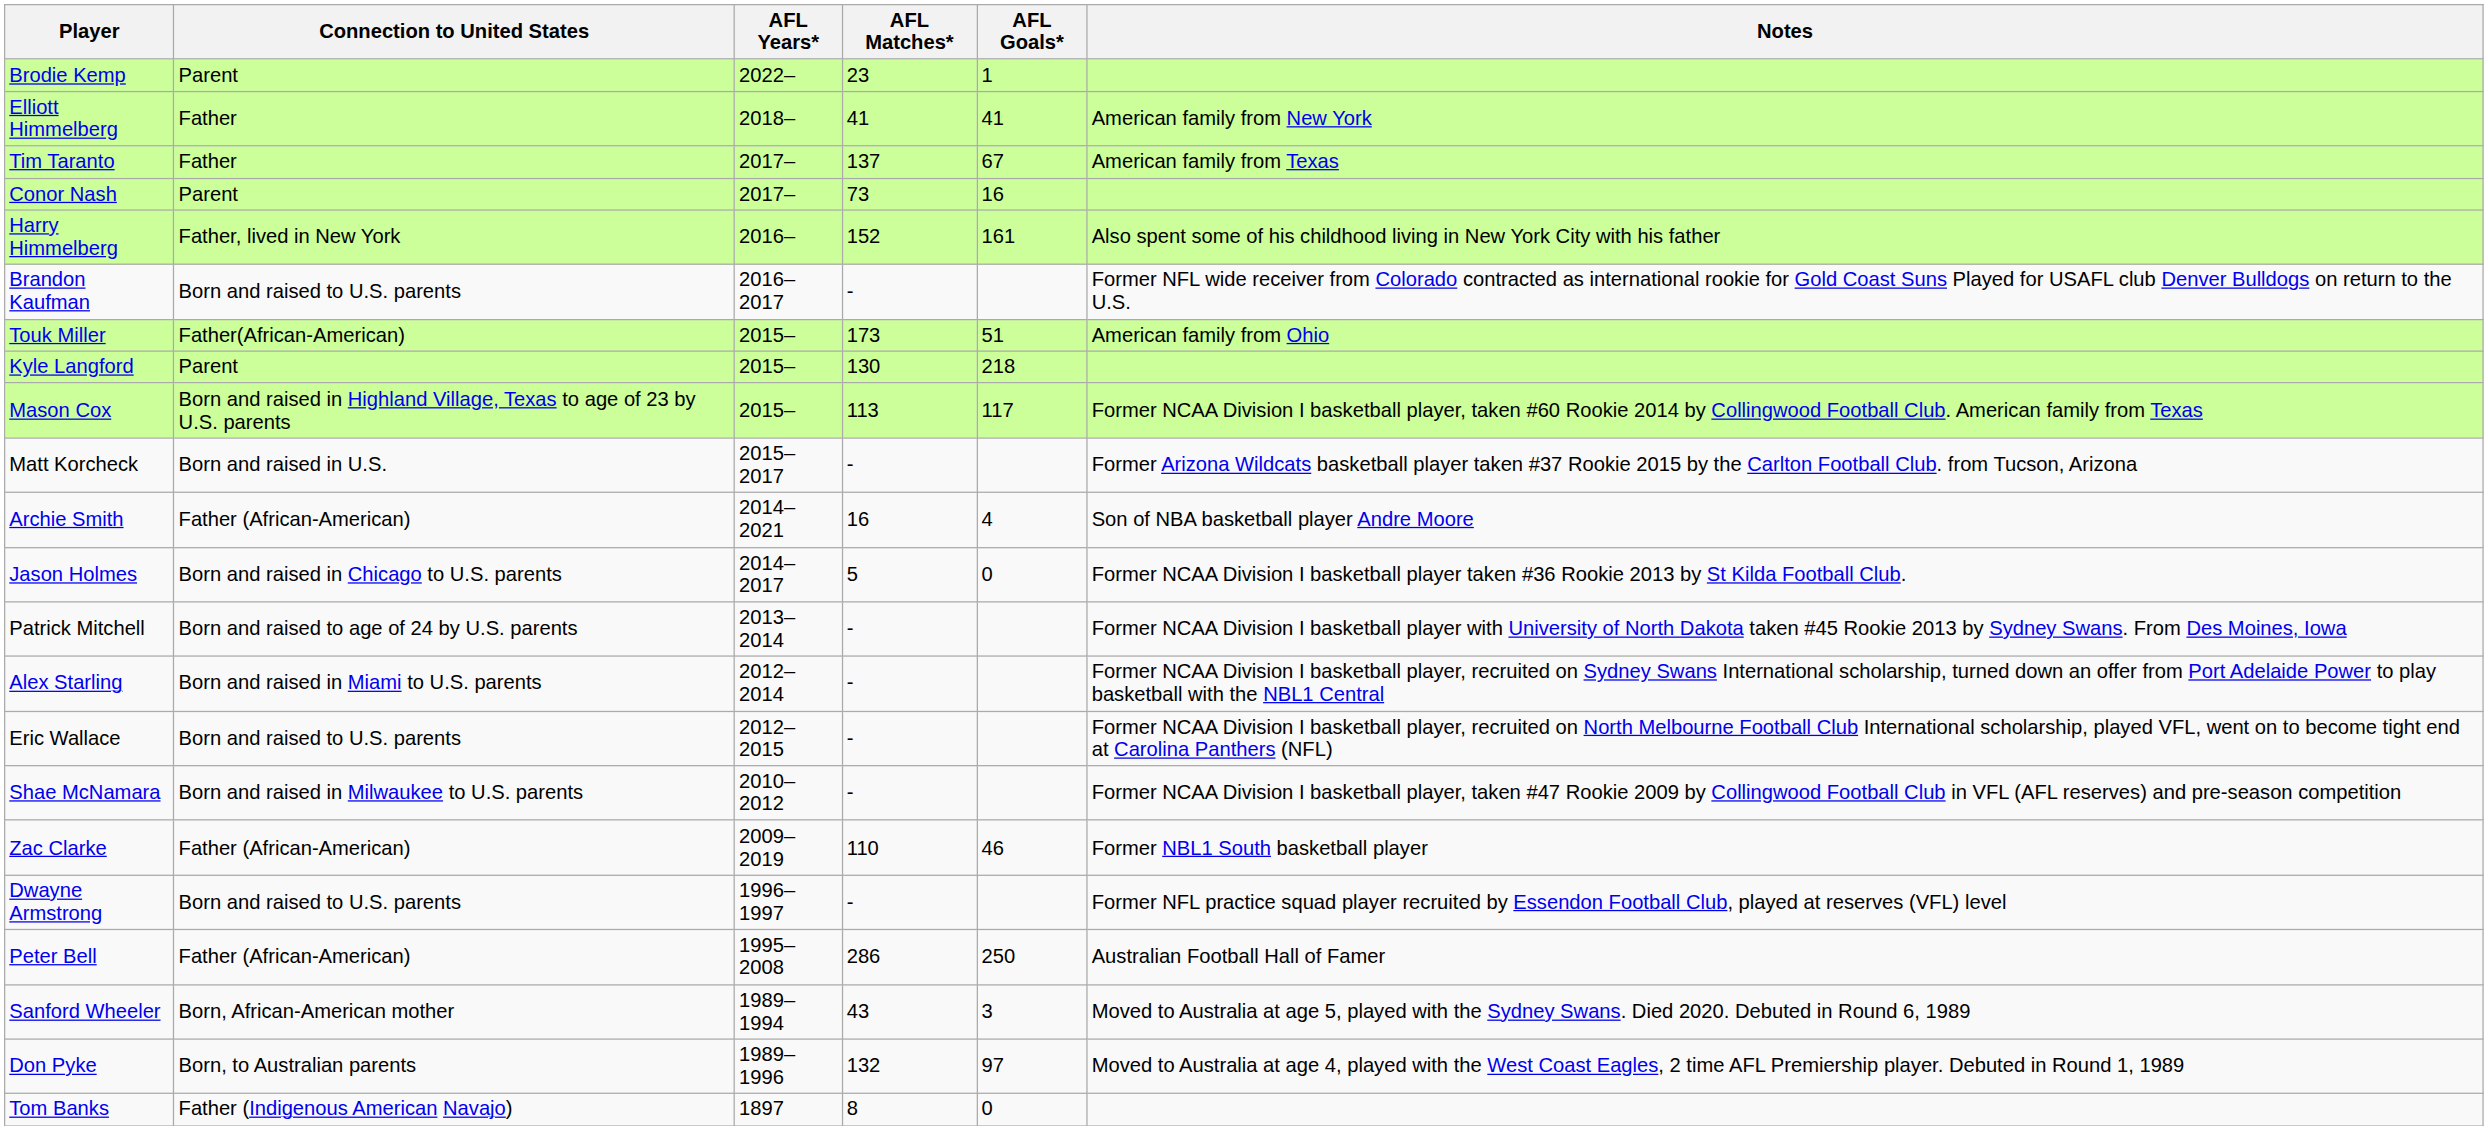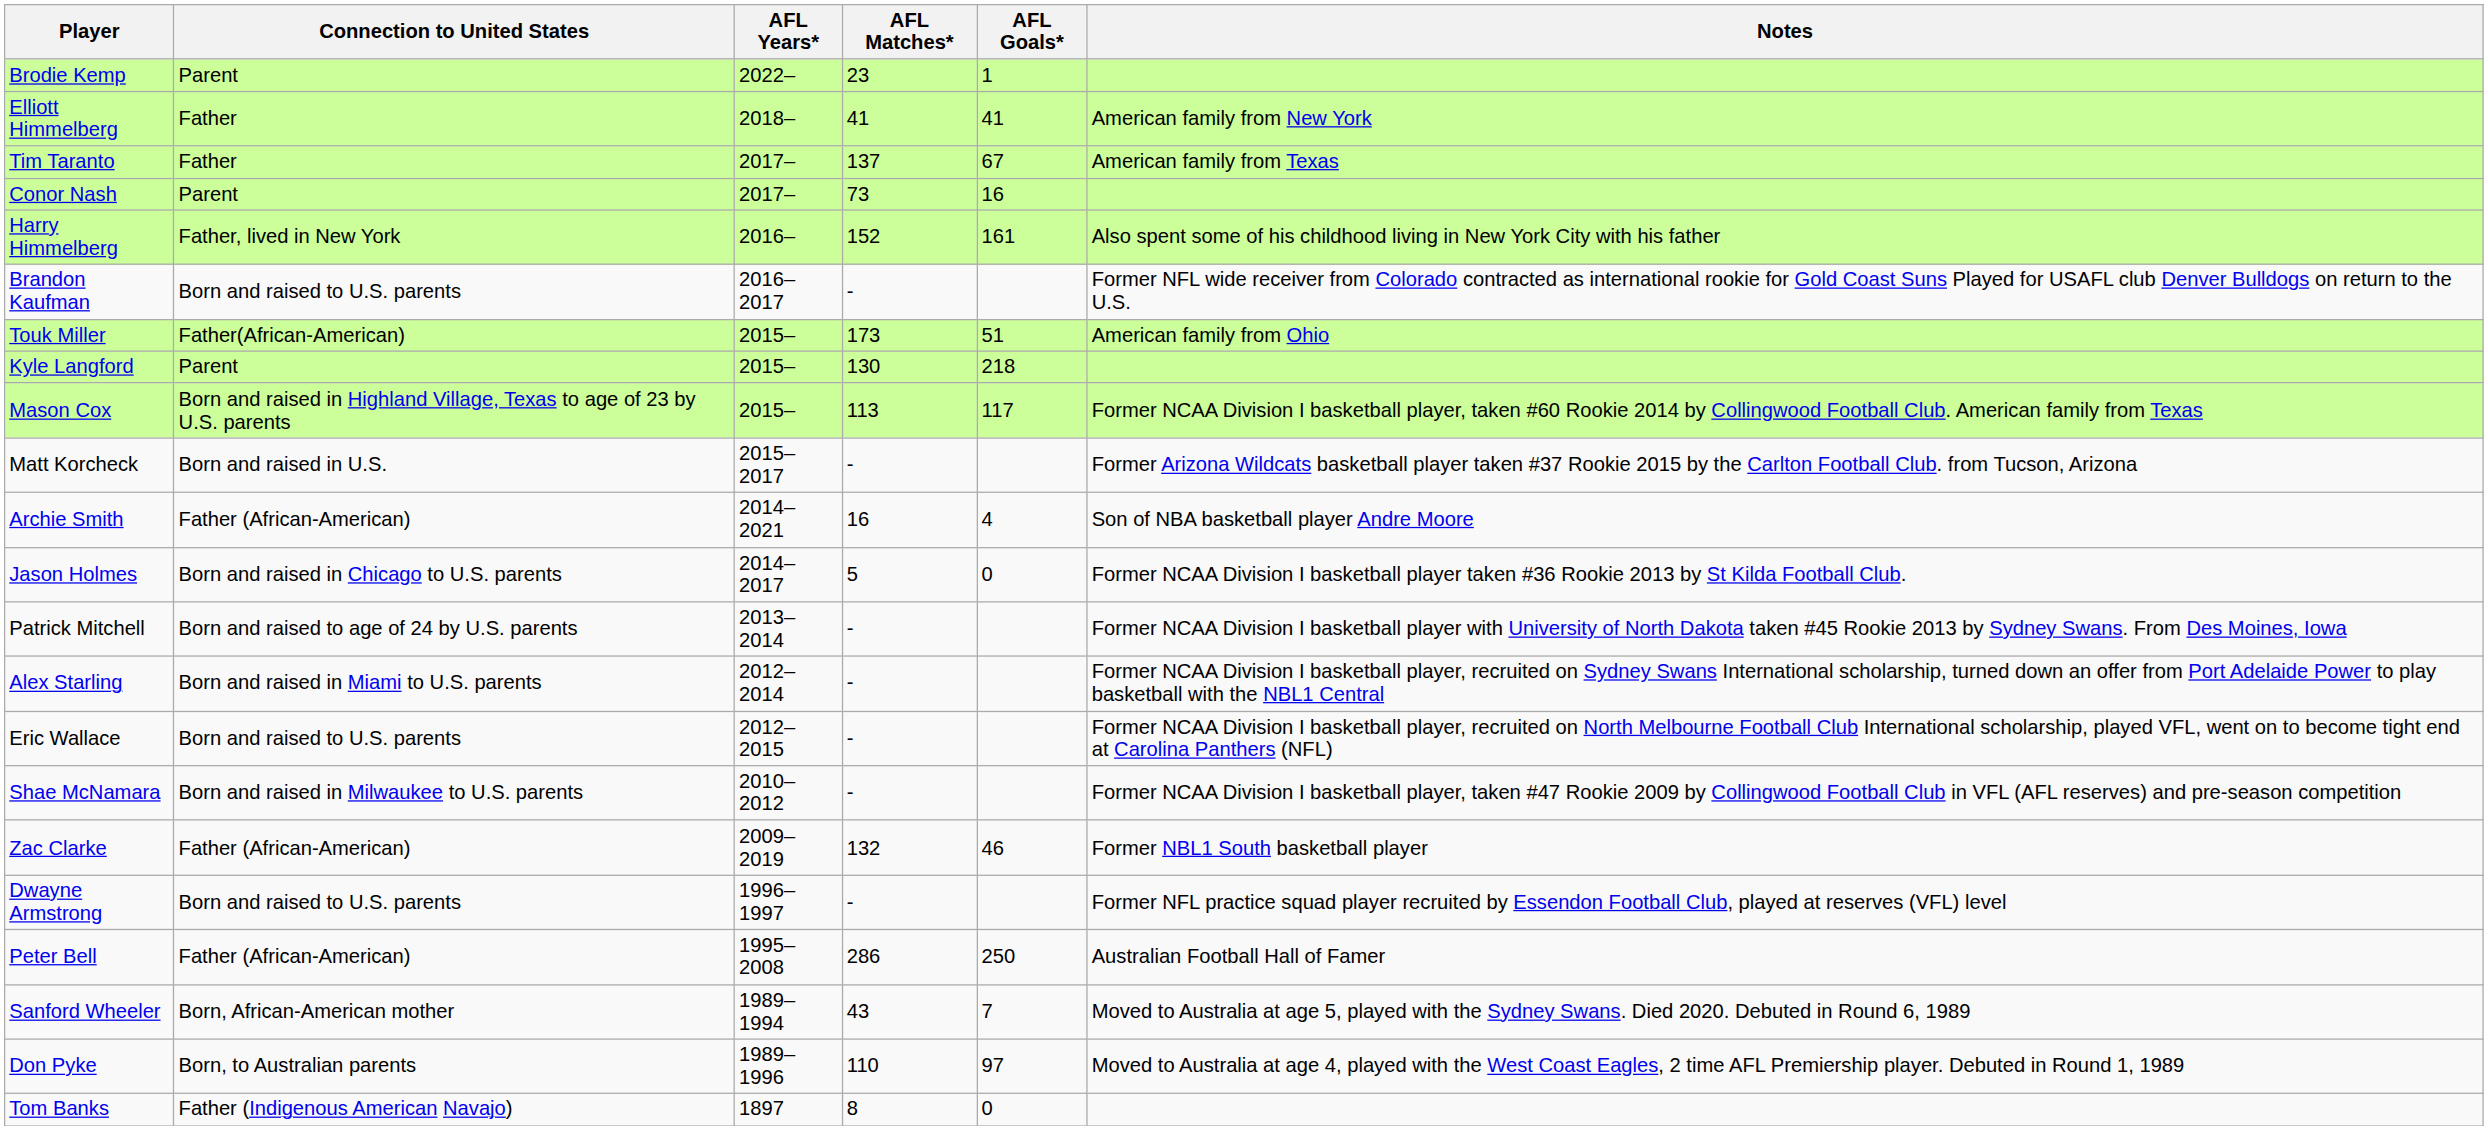(863, 847) 110 -> (864, 847) 132
(987, 1011) 3 -> (987, 1011) 7
(864, 1066) 132 -> (863, 1066) 110
